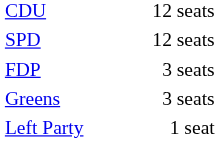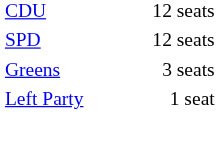- row: (23, 69)
